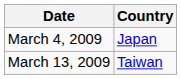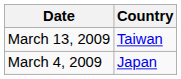rows swapped: (55, 39) <-> (59, 62)
